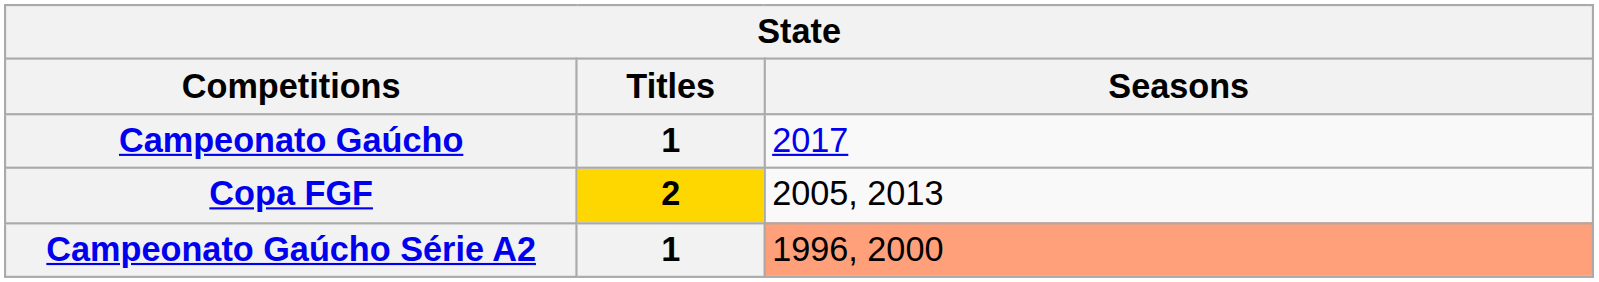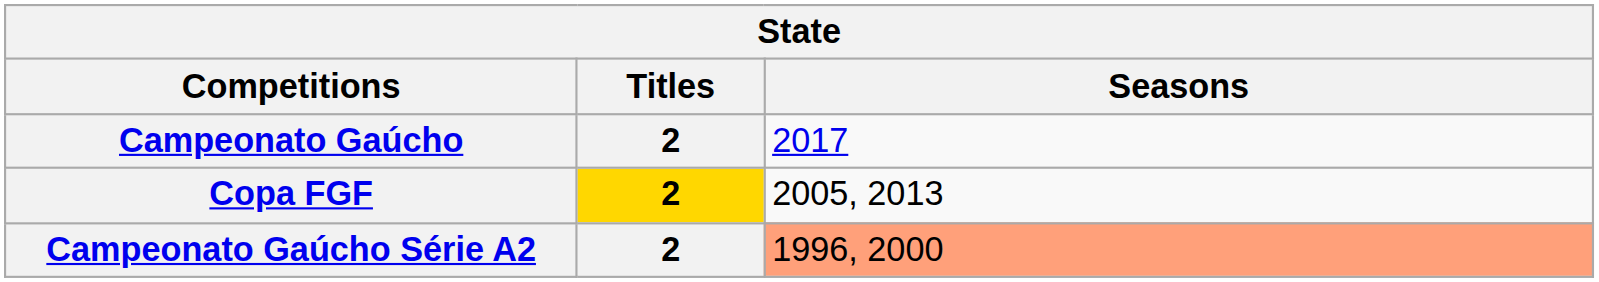(671, 140) 1 -> (671, 140) 2
(671, 248) 1 -> (671, 248) 2
